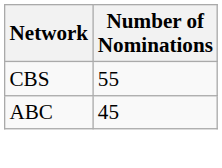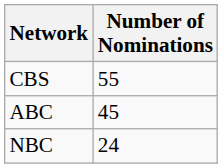+ row: (31, 145)
